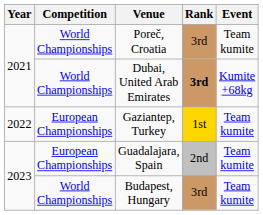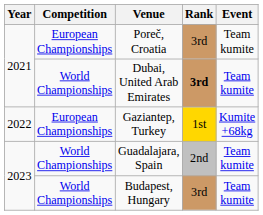(75, 41) World Championships -> (75, 41) European Championships
(237, 83) Kumite +68kg -> (237, 83) Team kumite
(237, 124) Team kumite -> (237, 124) Kumite +68kg
(75, 158) European Championships -> (75, 158) World Championships
